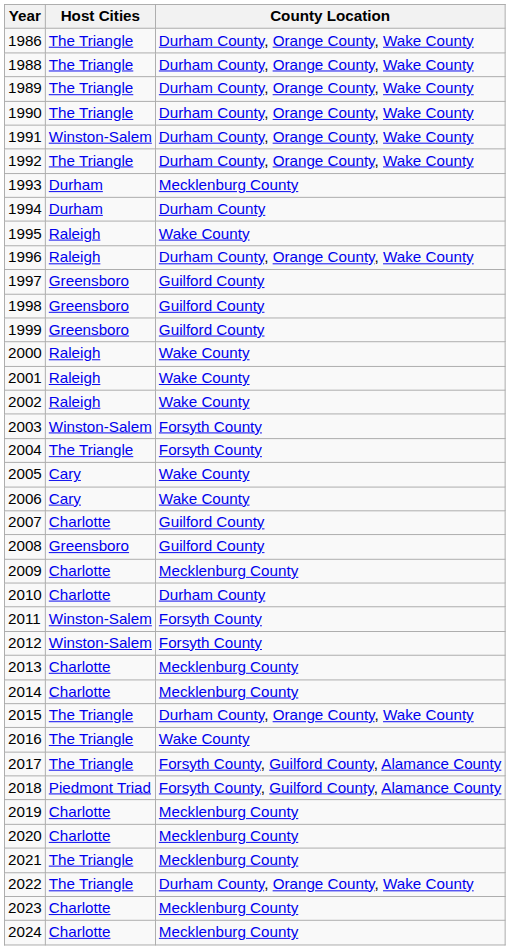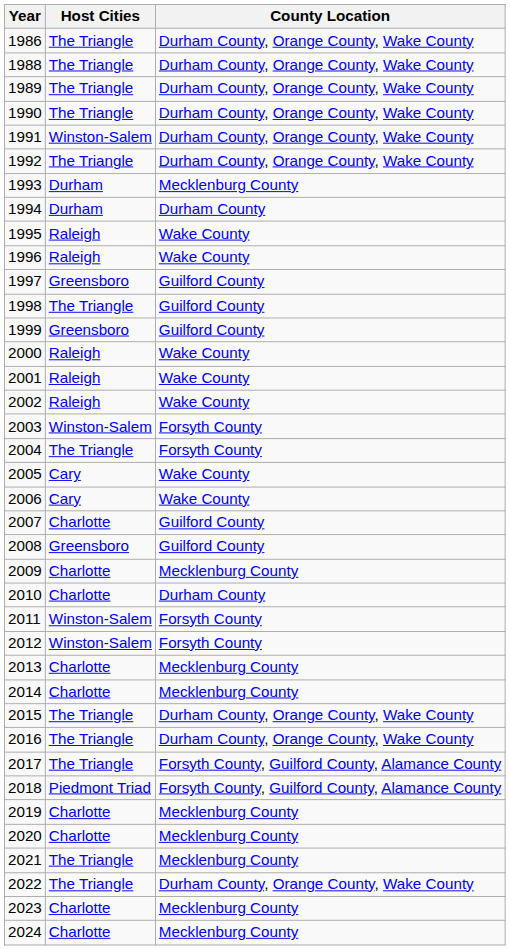(316, 257) Durham County, Orange County, Wake County -> (204, 257) Wake County
(89, 305) Greensboro -> (91, 305) The Triangle
(204, 739) Wake County -> (316, 739) Durham County, Orange County, Wake County
